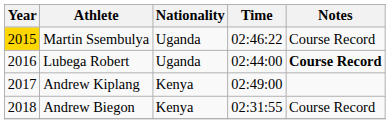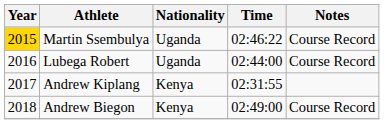(335, 61) bold -> (332, 61) normal
(257, 84) 02:49:00 -> (257, 84) 02:31:55
(257, 107) 02:31:55 -> (257, 107) 02:49:00
